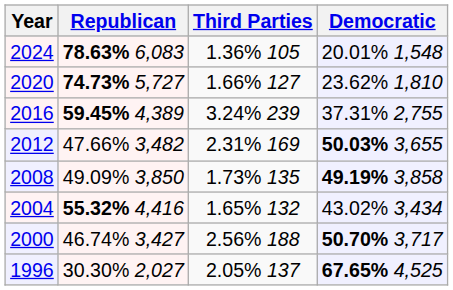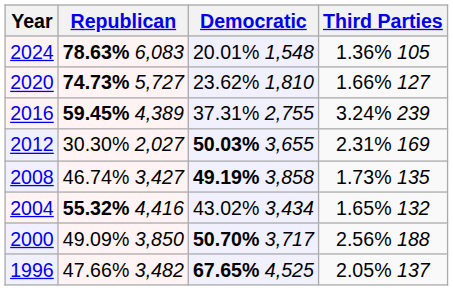columns swapped: (382, 21) <-> (253, 21)
(123, 145) 47.66% 3,482 -> (123, 145) 30.30% 2,027
(123, 176) 49.09% 3,850 -> (123, 176) 46.74% 3,427
(123, 238) 46.74% 3,427 -> (123, 238) 49.09% 3,850
(123, 269) 30.30% 2,027 -> (123, 269) 47.66% 3,482
